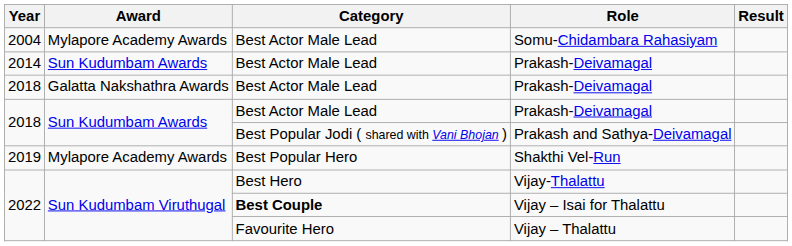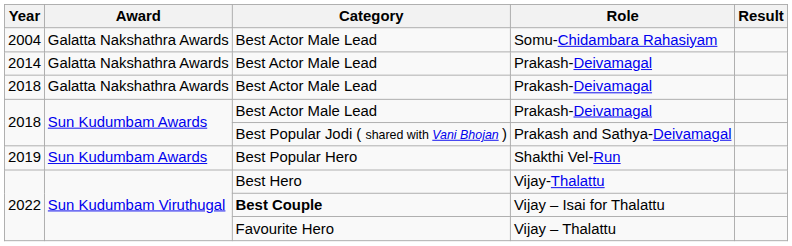(137, 39) Mylapore Academy Awards -> (138, 39) Galatta Nakshathra Awards
(128, 63) Sun Kudumbam Awards -> (138, 63) Galatta Nakshathra Awards
(137, 157) Mylapore Academy Awards -> (128, 157) Sun Kudumbam Awards
